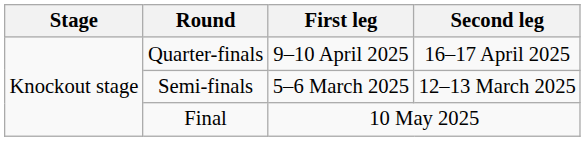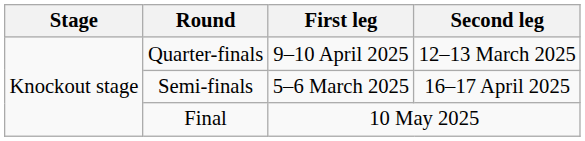(497, 53) 16–17 April 2025 -> (497, 53) 12–13 March 2025
(497, 86) 12–13 March 2025 -> (497, 86) 16–17 April 2025
